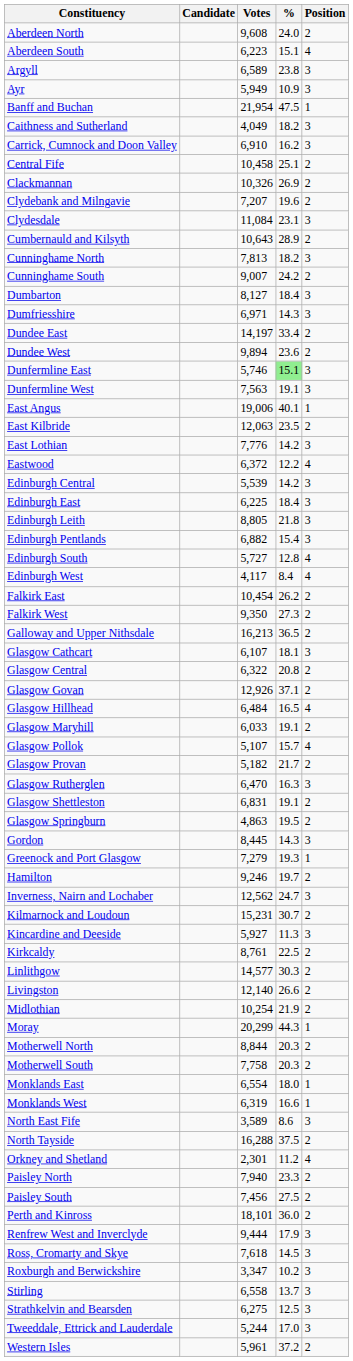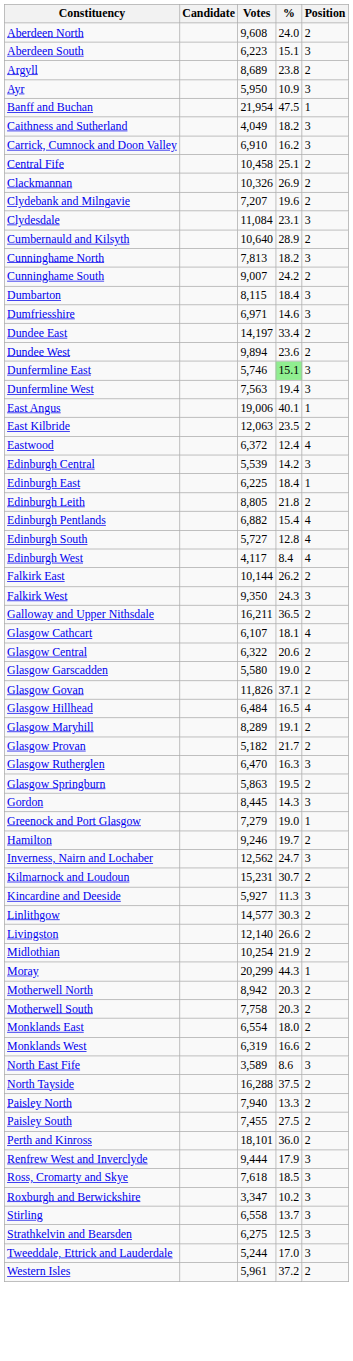(308, 51) 4 -> (308, 51) 3
(254, 70) 6,589 -> (254, 70) 8,689
(308, 70) 3 -> (308, 70) 2
(254, 88) 5,949 -> (254, 88) 5,950
(257, 239) 10,643 -> (257, 239) 10,640
(254, 295) 8,127 -> (254, 295) 8,115
(289, 314) 14.3 -> (289, 314) 14.6
(289, 389) 19.1 -> (289, 389) 19.4
- row: (37, 445)
(289, 464) 12.2 -> (289, 445) 12.4
(308, 502) 3 -> (308, 483) 1
(308, 520) 3 -> (308, 502) 2
(308, 539) 3 -> (308, 520) 4
(257, 595) 10,454 -> (257, 577) 10,144
(289, 614) 27.3 -> (289, 595) 24.3
(308, 614) 2 -> (308, 595) 3
(257, 633) 16,213 -> (256, 614) 16,211
(308, 652) 3 -> (308, 633) 4
(289, 671) 20.8 -> (289, 652) 20.6
+ row: (58, 671)
(257, 689) 12,926 -> (256, 689) 11,826
(254, 727) 6,033 -> (254, 727) 8,289
- row: (45, 746)
- row: (56, 802)
(254, 821) 4,863 -> (254, 783) 5,863
(289, 858) 19.3 -> (289, 821) 19.0
- row: (31, 952)
(254, 1046) 8,844 -> (254, 990) 8,942
(308, 1084) 1 -> (308, 1027) 2
(308, 1102) 1 -> (308, 1046) 2
- row: (57, 1159)
(289, 1178) 23.3 -> (289, 1102) 13.3
(254, 1196) 7,456 -> (254, 1121) 7,455
(289, 1253) 14.5 -> (289, 1178) 18.5
